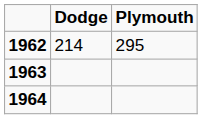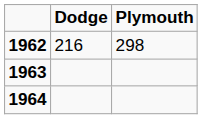(69, 45) 214 -> (69, 45) 216
(130, 45) 295 -> (130, 45) 298
